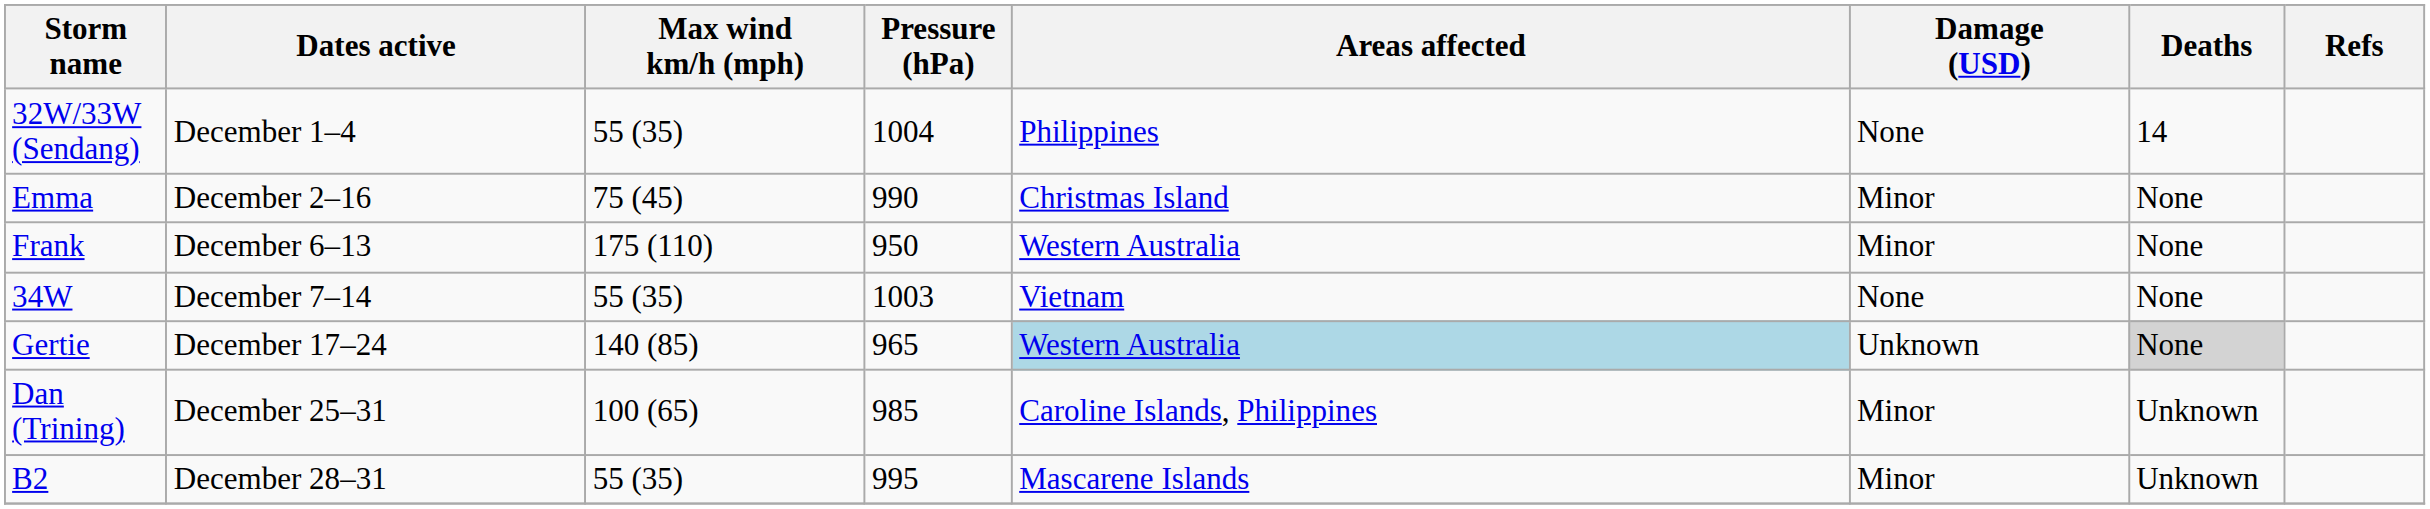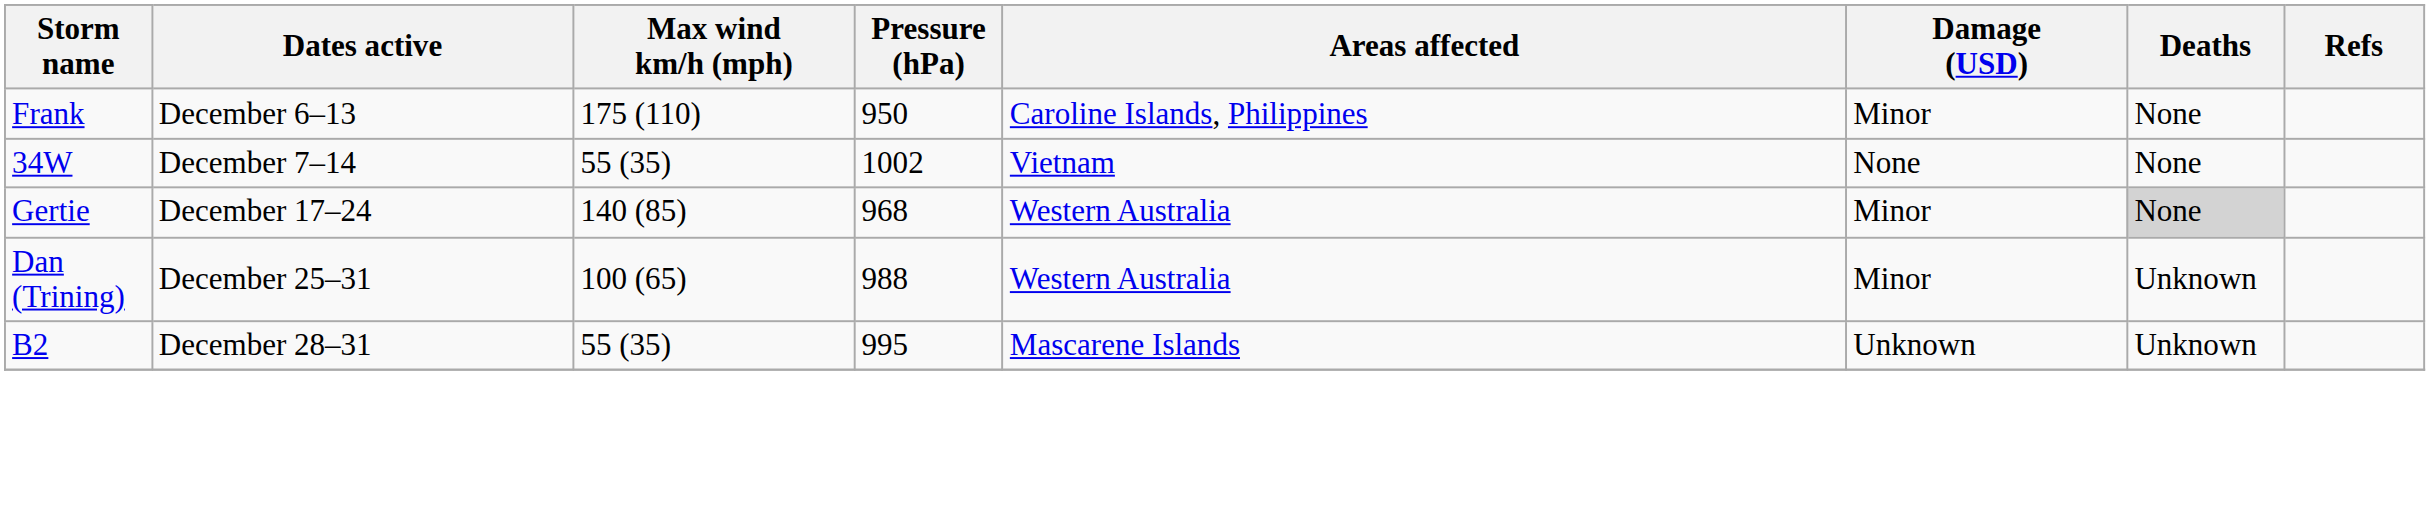- row: (77, 130)
- row: (53, 197)
(1130, 246) Western Australia -> (1189, 113) Caroline Islands, Philippines
(903, 295) 1003 -> (893, 162) 1002
(895, 345) 965 -> (885, 211) 968
(1130, 345) lightblue background -> (1120, 211) no background
(1918, 345) Unknown -> (1892, 211) Minor
(895, 411) 985 -> (885, 278) 988
(1198, 411) Caroline Islands, Philippines -> (1120, 278) Western Australia
(1896, 478) Minor -> (1914, 345) Unknown
